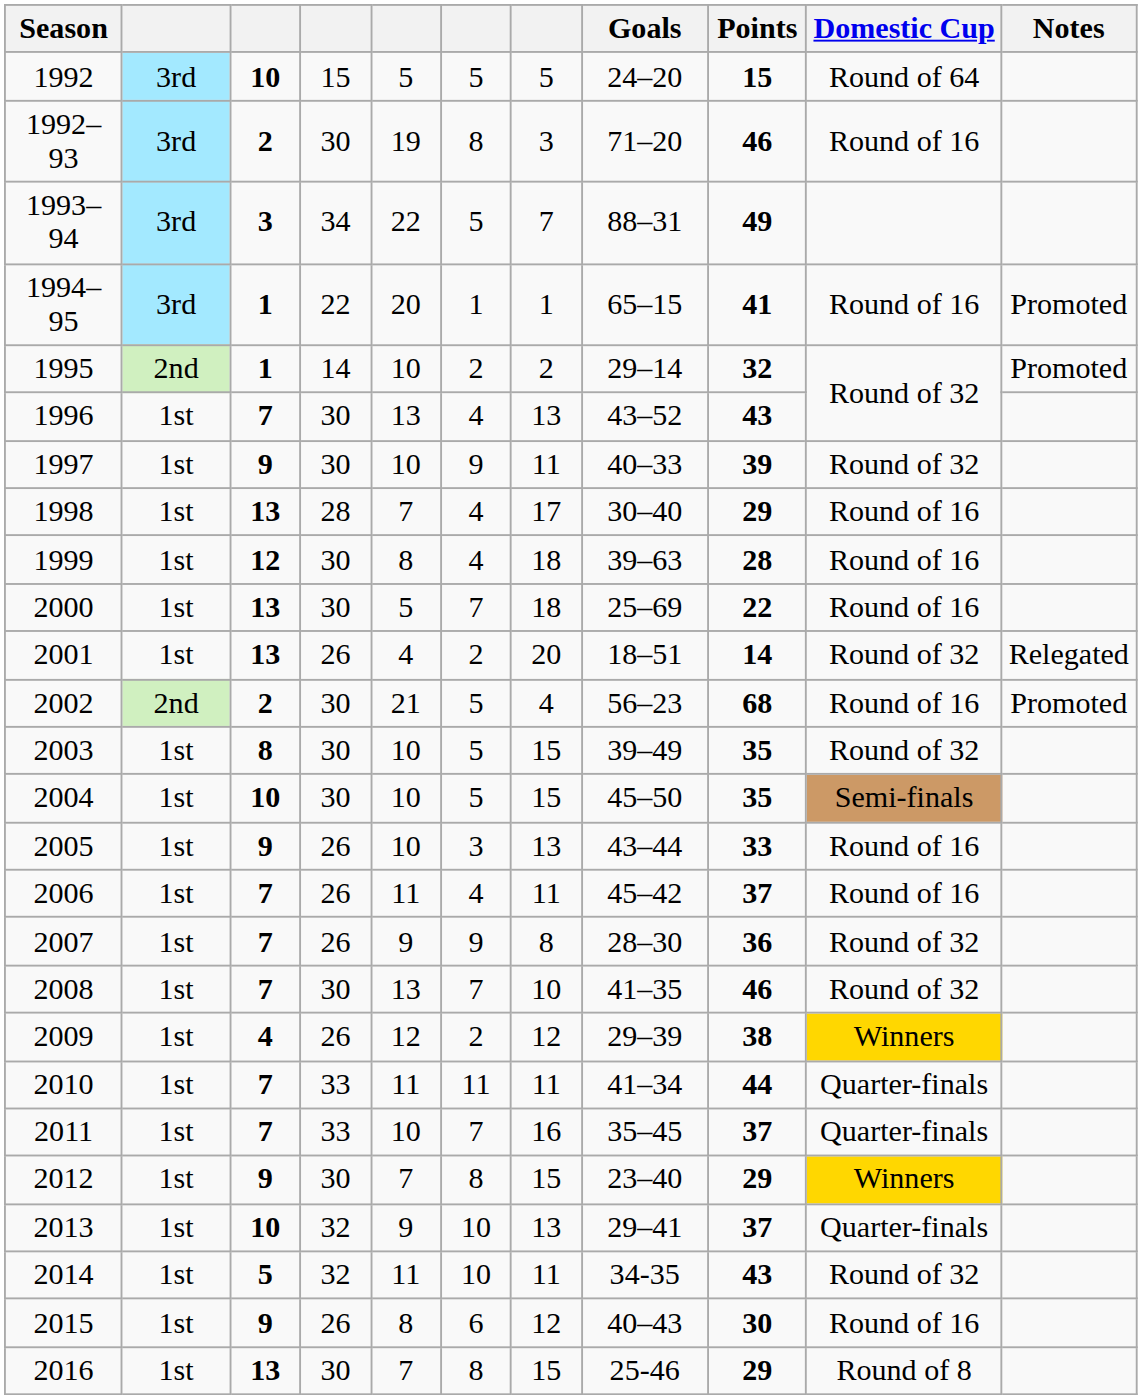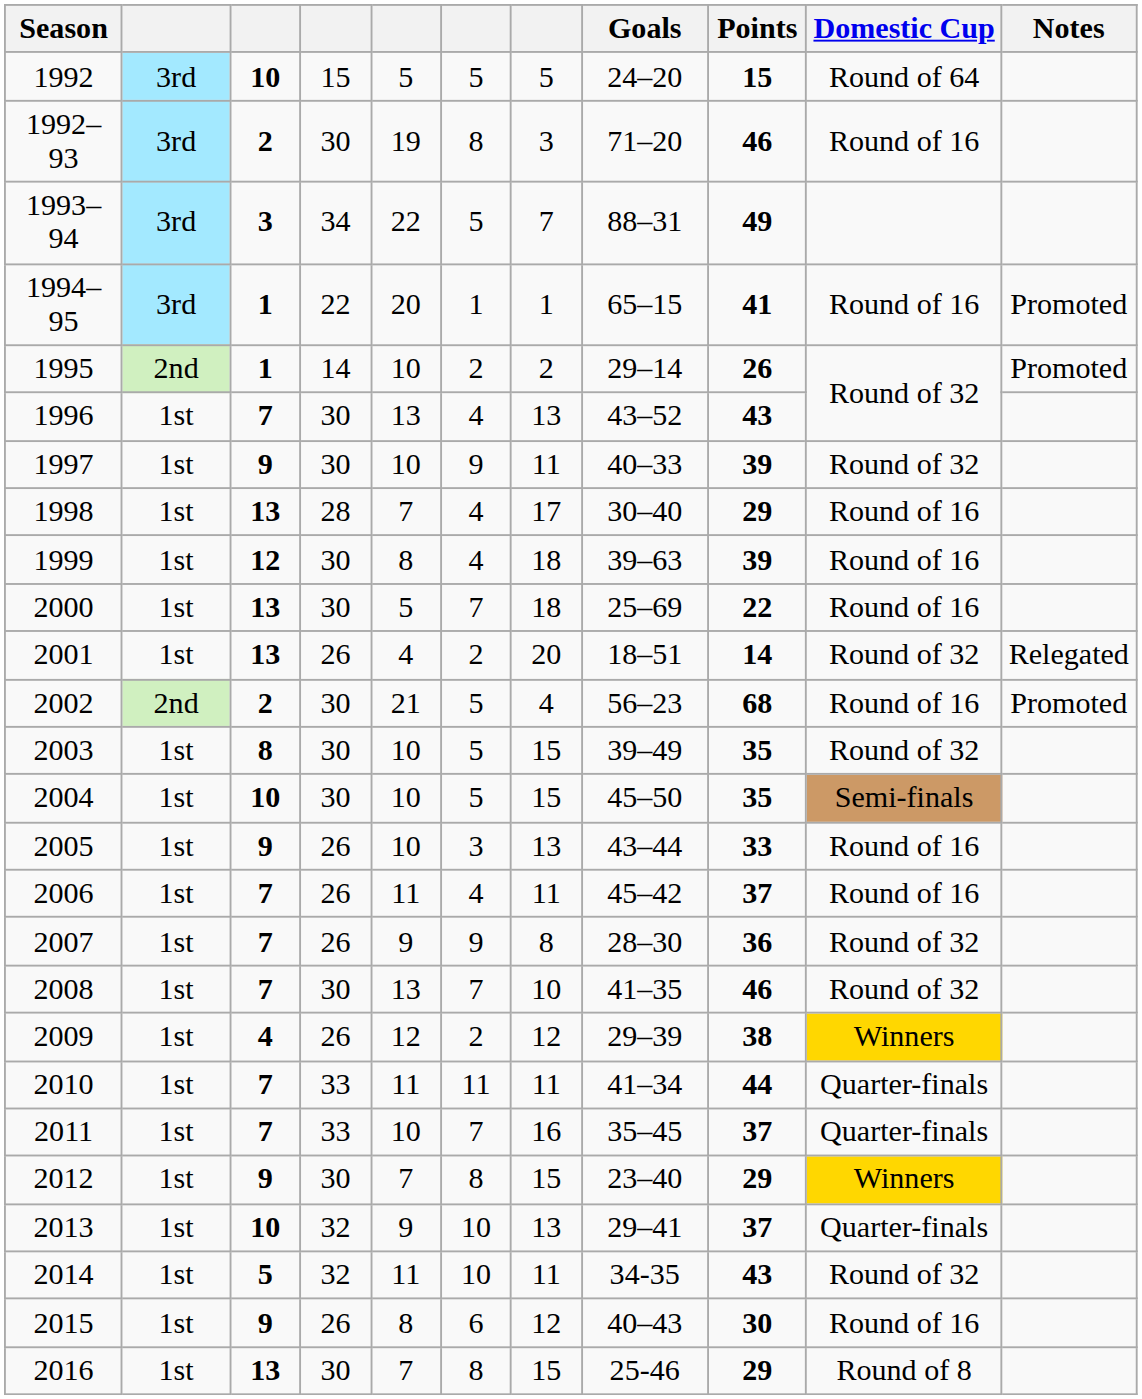(757, 368) 32 -> (757, 368) 26
(757, 559) 28 -> (757, 559) 39
